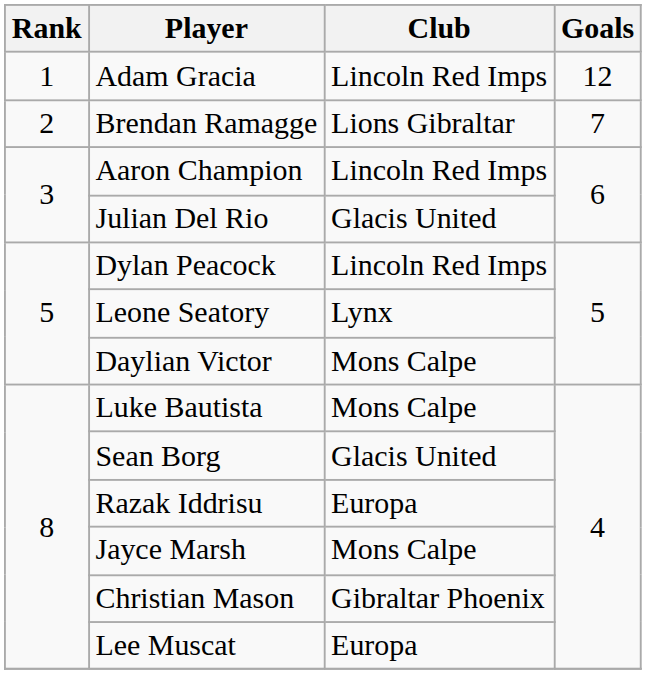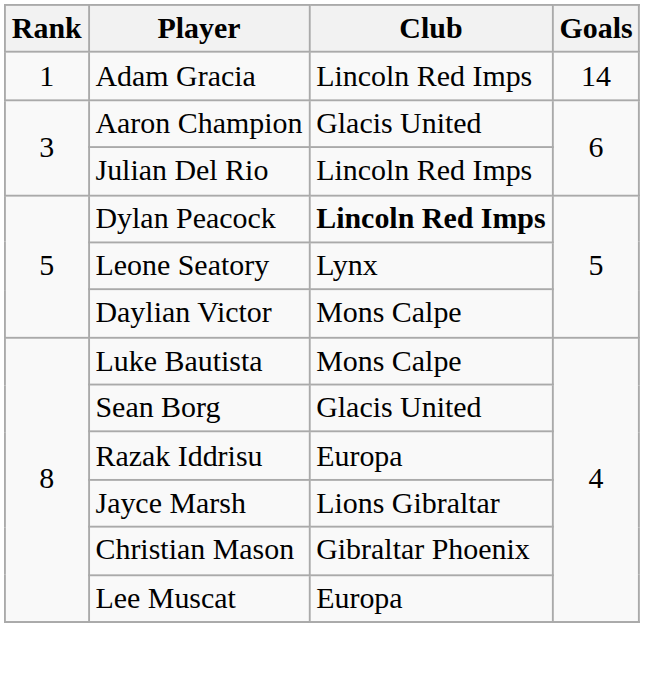(598, 75) 12 -> (596, 75) 14
- row: (206, 123)
(439, 170) Lincoln Red Imps -> (399, 123) Glacis United
(414, 218) Glacis United -> (424, 170) Lincoln Red Imps
(439, 265) normal -> (431, 218) bold
(404, 550) Mons Calpe -> (408, 502) Lions Gibraltar
